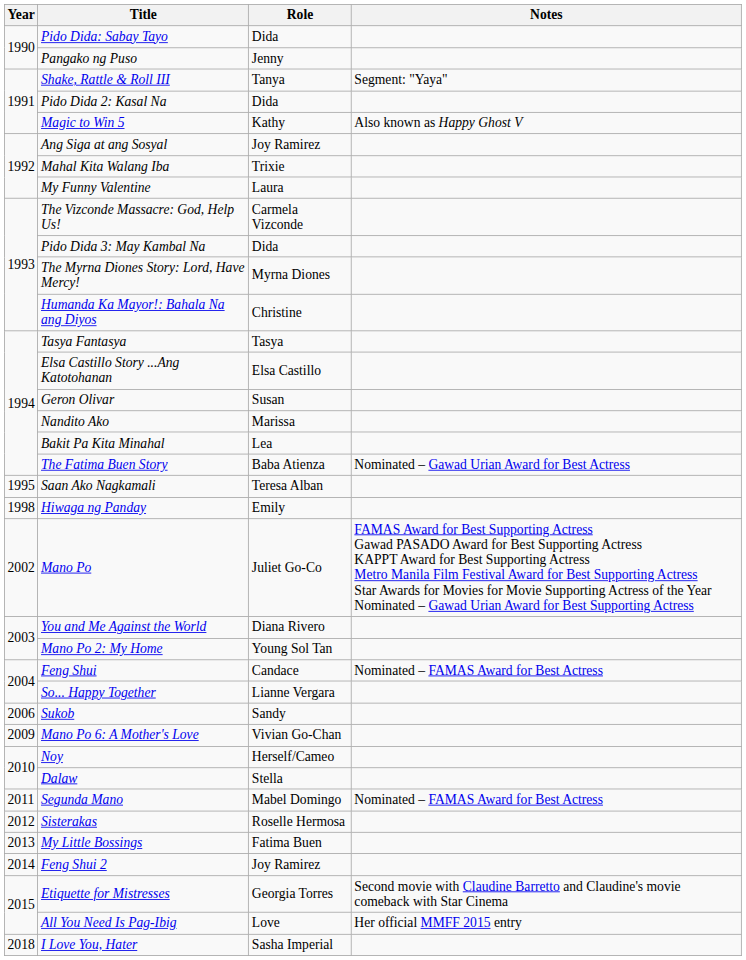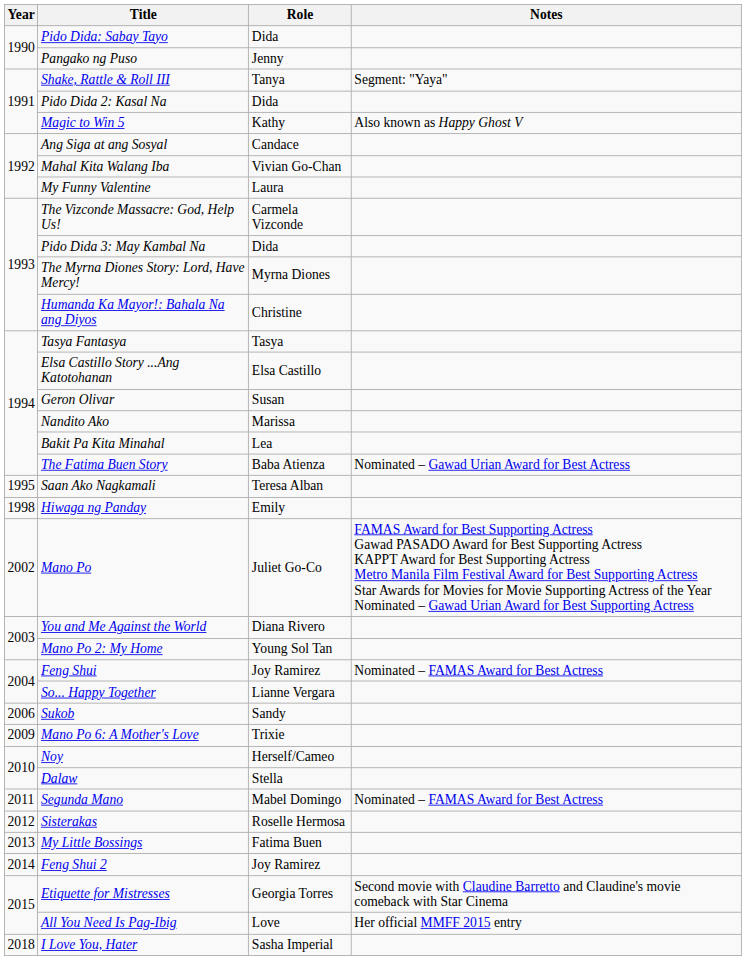(286, 144) Joy Ramirez -> (275, 144) Candace
(268, 166) Trixie -> (297, 166) Vivian Go-Chan
(275, 670) Candace -> (286, 670) Joy Ramirez
(297, 735) Vivian Go-Chan -> (268, 735) Trixie
